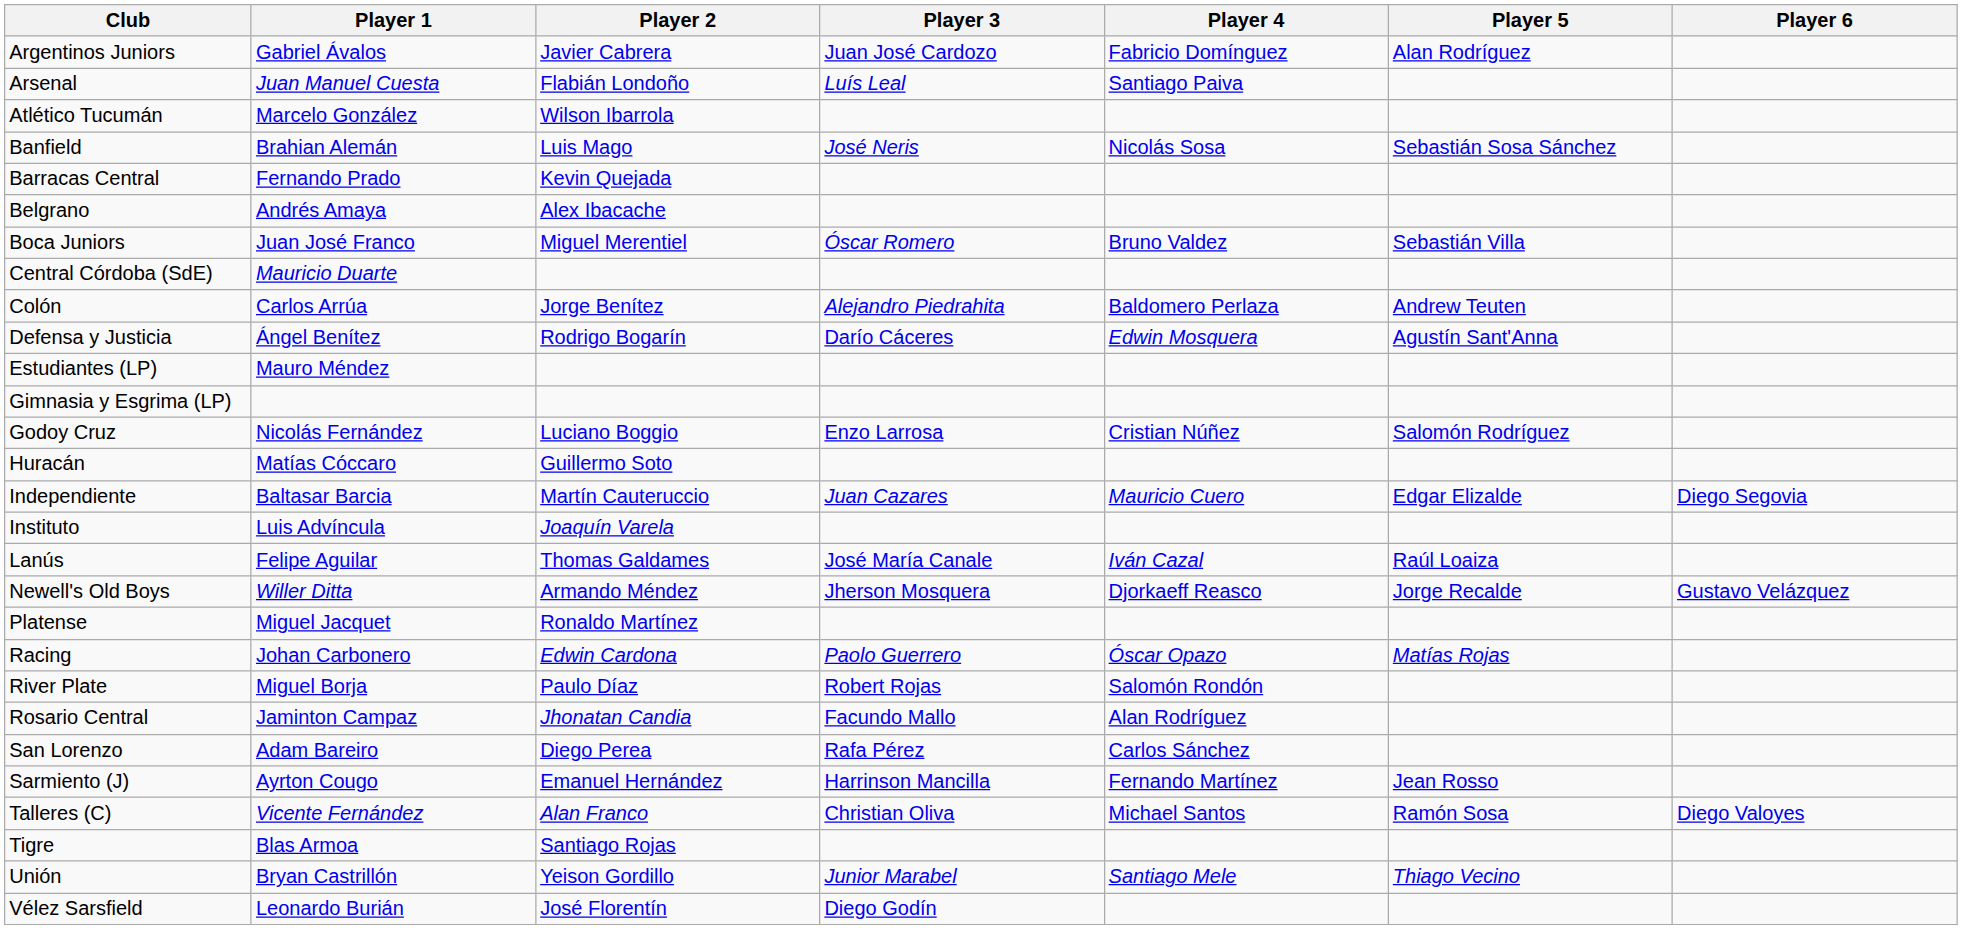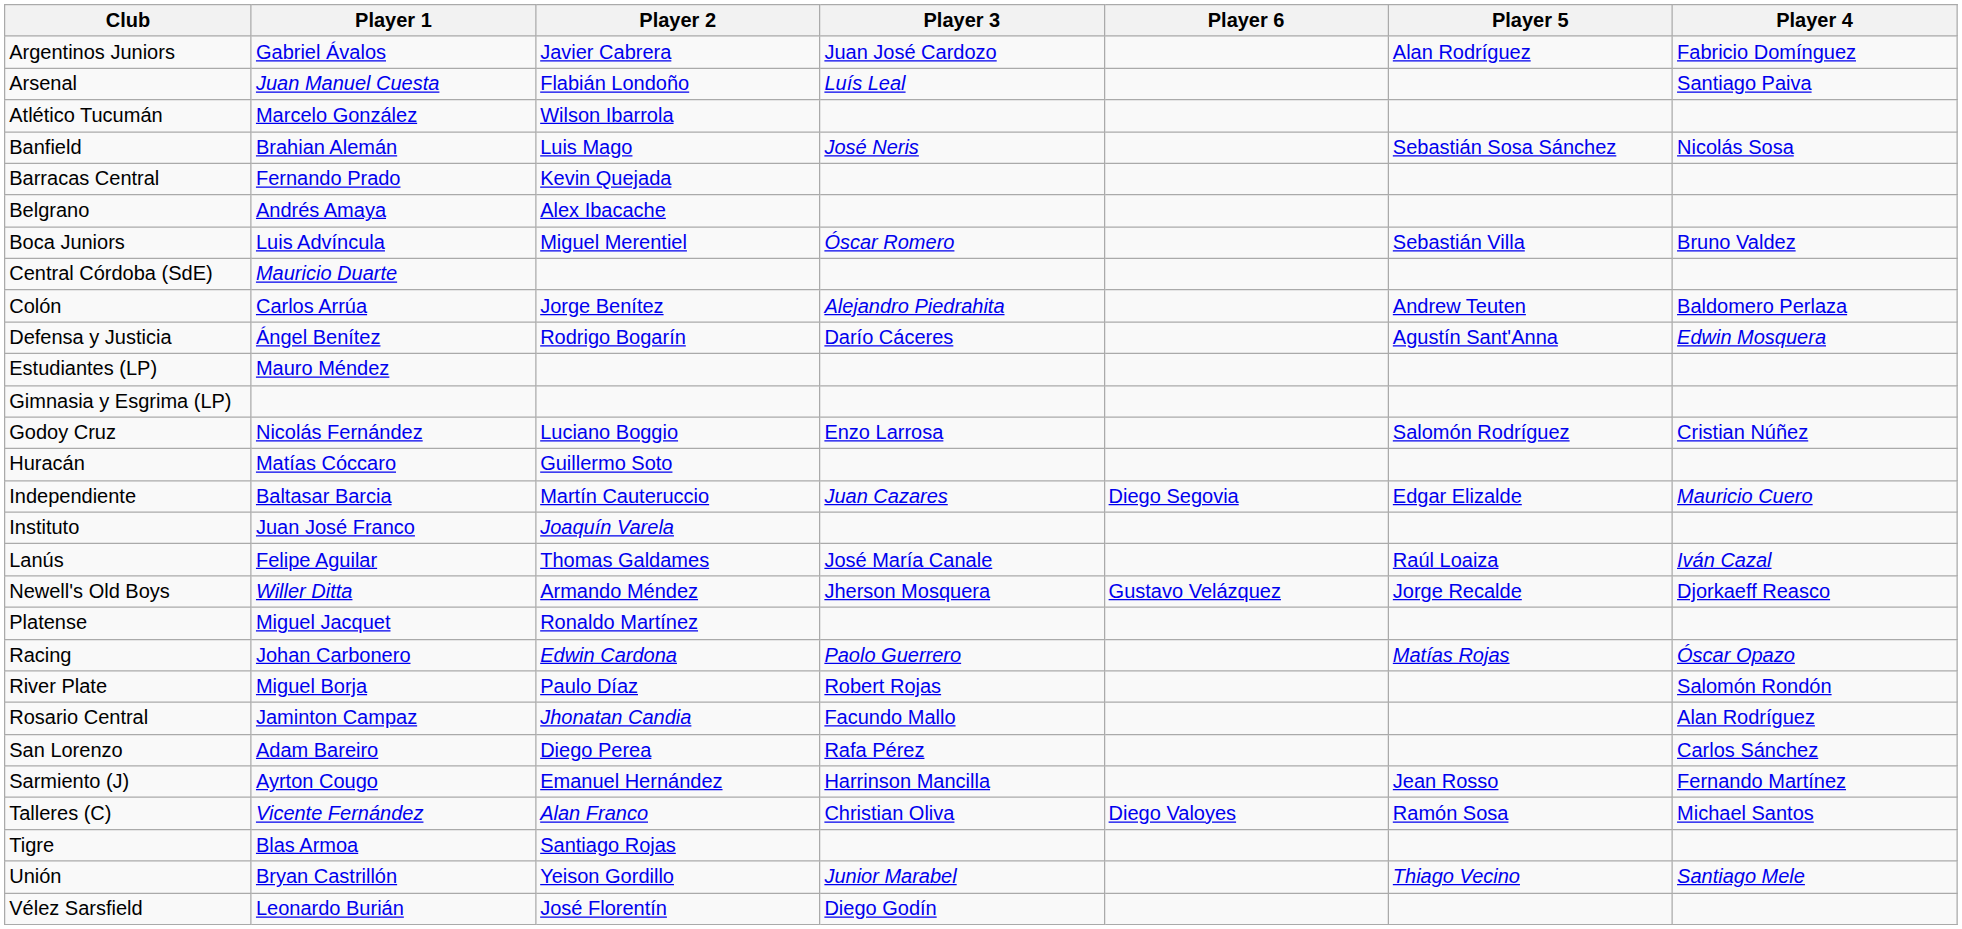columns swapped: (1246, 20) <-> (1815, 20)
(335, 242) Juan José Franco -> (320, 242) Luis Advíncula
(320, 527) Luis Advíncula -> (335, 527) Juan José Franco
